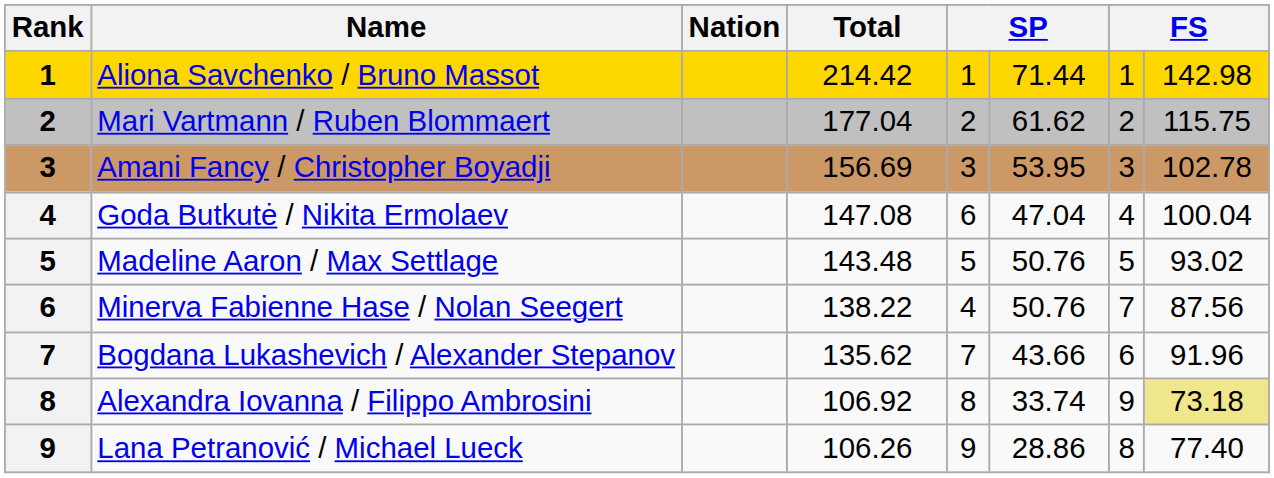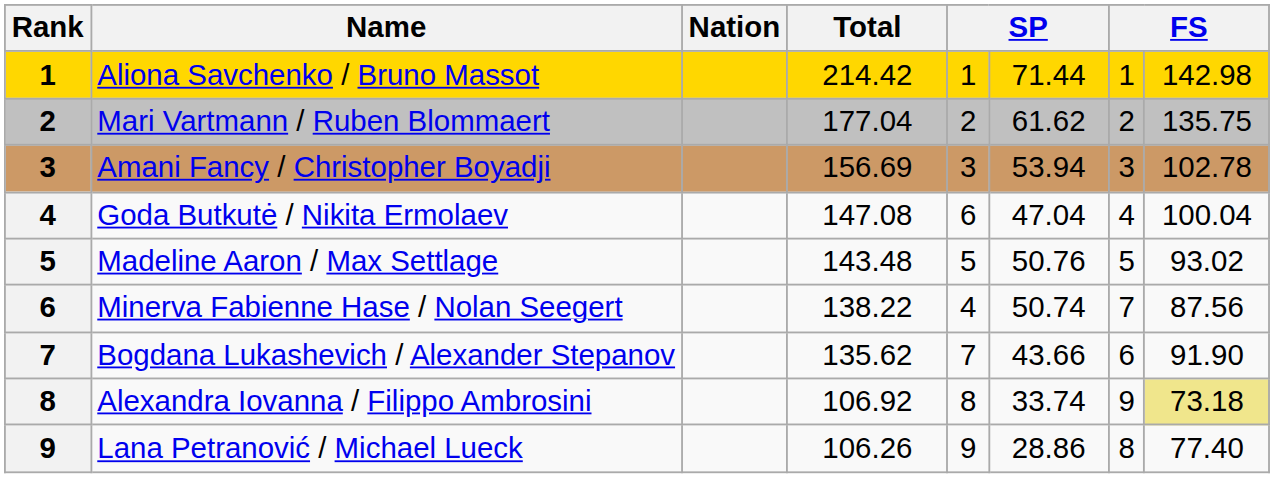(1207, 121) 115.75 -> (1207, 121) 135.75
(1049, 167) 53.95 -> (1049, 167) 53.94
(1049, 307) 50.76 -> (1049, 307) 50.74
(1207, 354) 91.96 -> (1207, 354) 91.90
